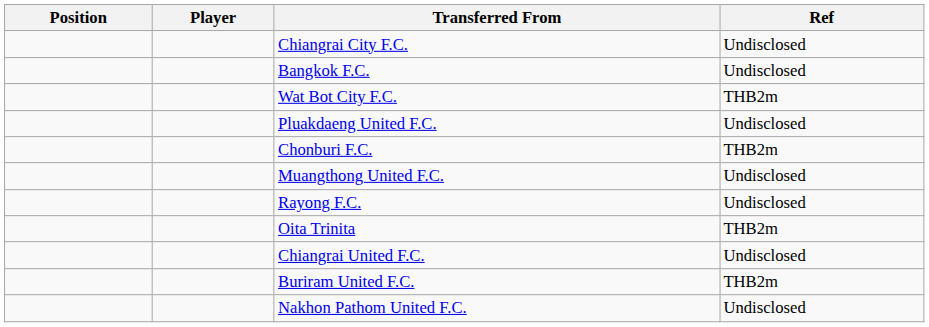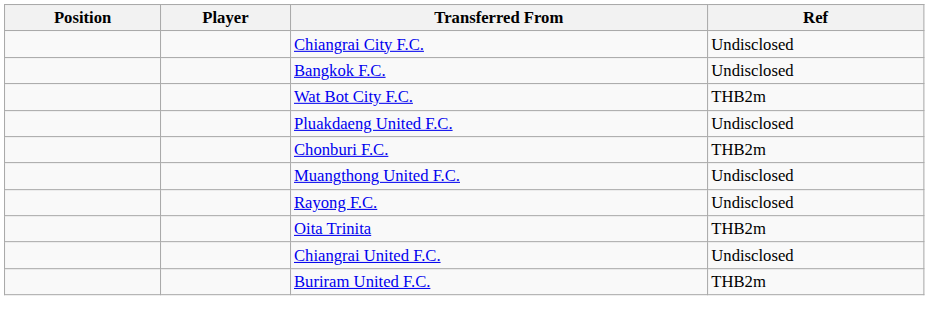- row: (372, 307)
